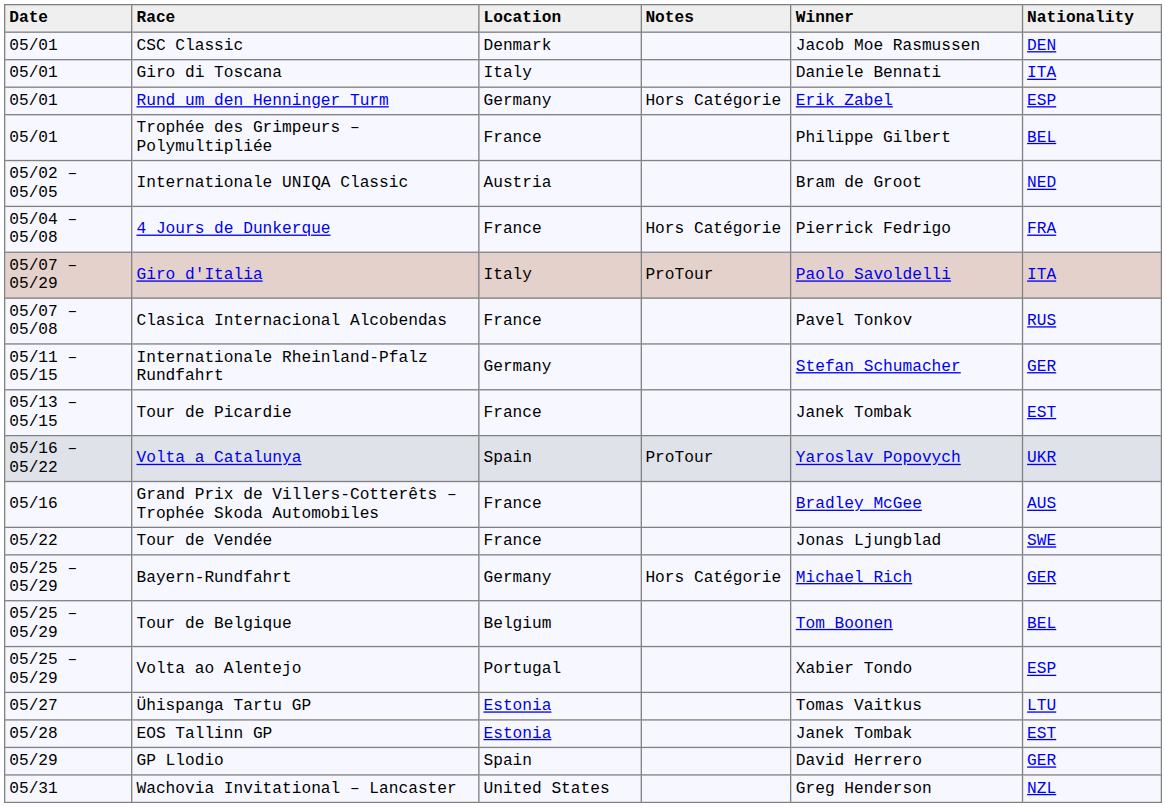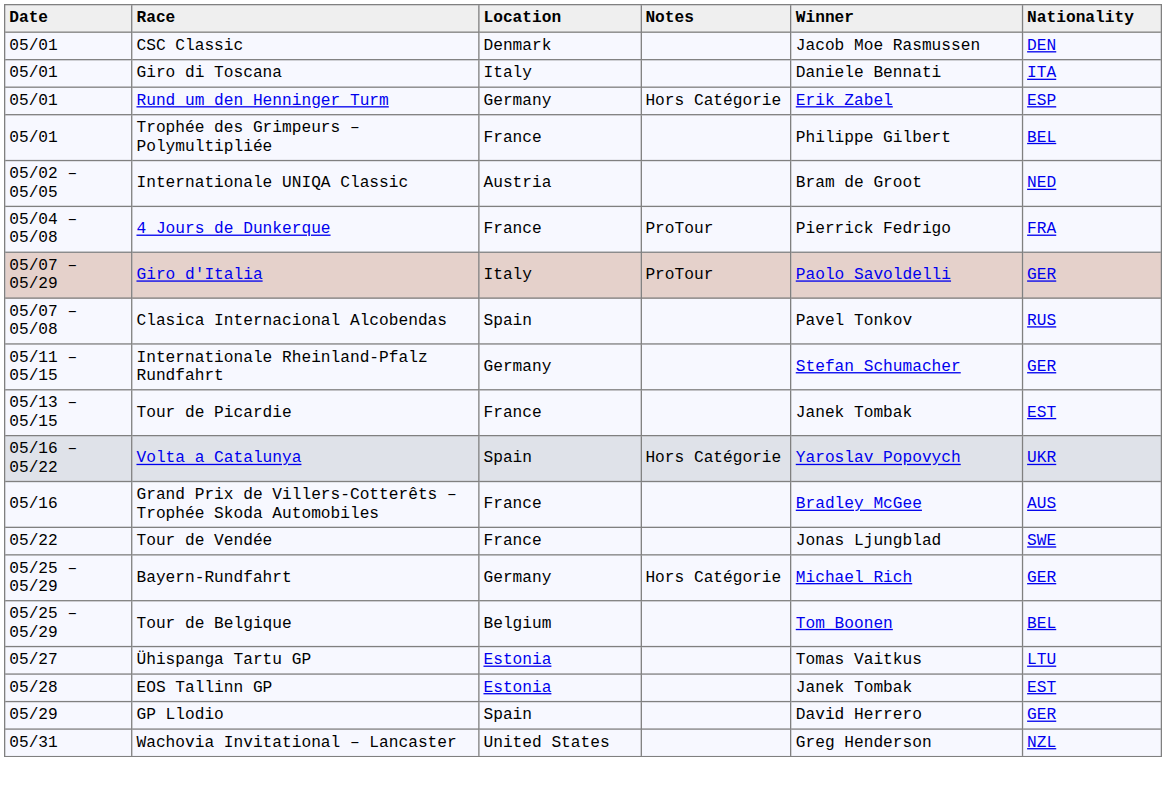(713, 229) Hors Catégorie -> (679, 229) ProTour
(1042, 275) ITA -> (1042, 275) GER
(513, 321) France -> (508, 321) Spain
(679, 459) ProTour -> (713, 459) Hors Catégorie
- row: (219, 669)
